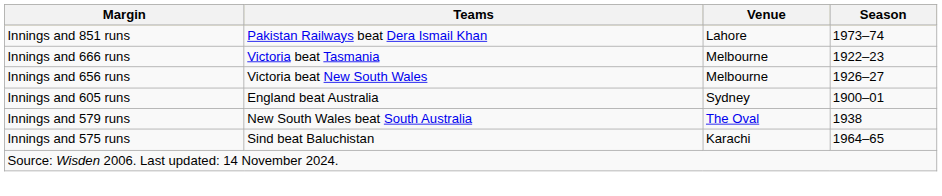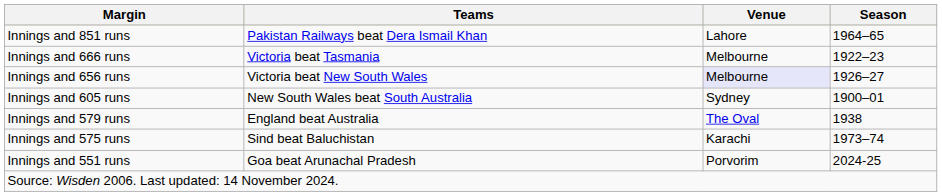(858, 35) 1973–74 -> (858, 35) 1964–65
(737, 77) no background -> (737, 77) lavender background
(313, 98) England beat Australia -> (360, 98) New South Wales beat South Australia
(360, 118) New South Wales beat South Australia -> (313, 118) England beat Australia
(858, 139) 1964–65 -> (858, 139) 1973–74
+ row: (69, 160)
